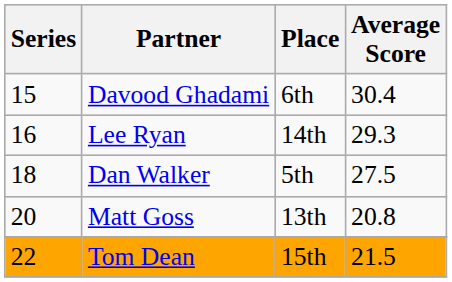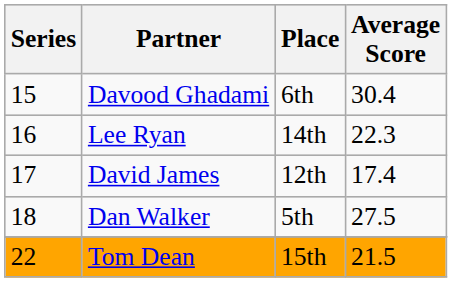(373, 134) 29.3 -> (373, 134) 22.3
+ row: (154, 175)
- row: (141, 216)
